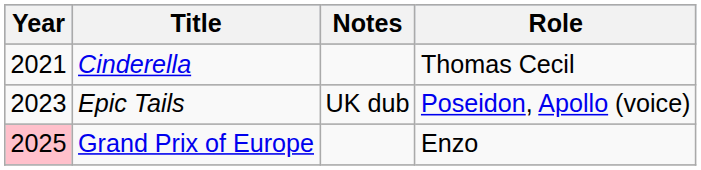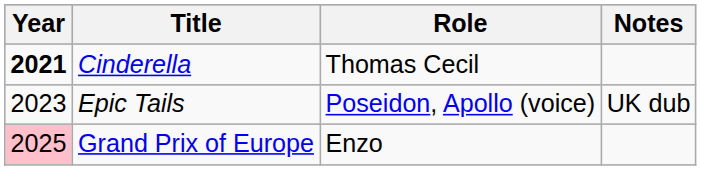columns swapped: (556, 24) <-> (367, 24)
(39, 64) normal -> (39, 64) bold
